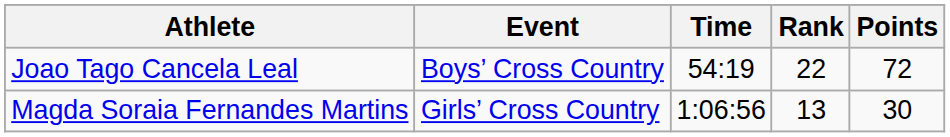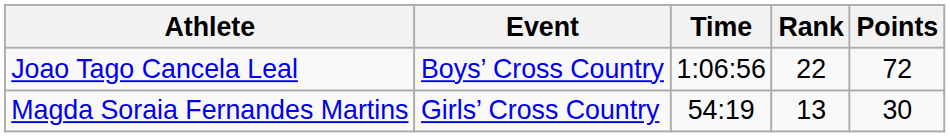(721, 69) 54:19 -> (721, 69) 1:06:56
(721, 111) 1:06:56 -> (721, 111) 54:19
